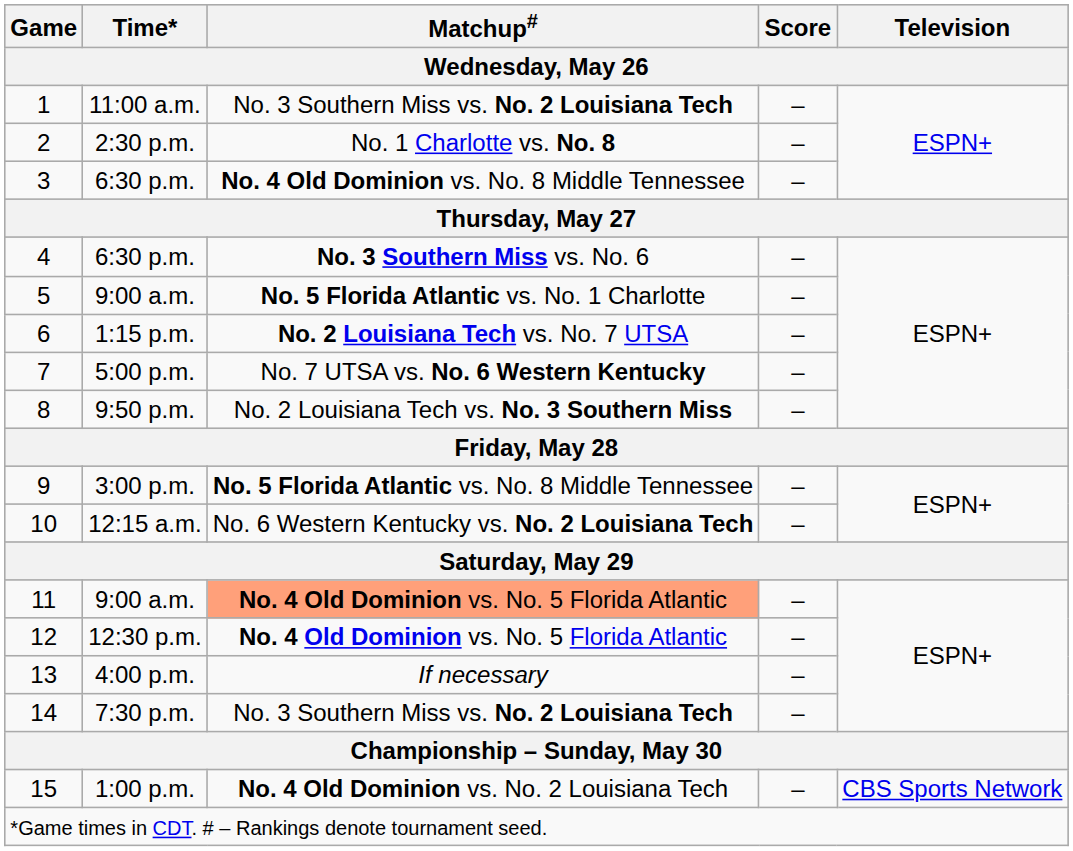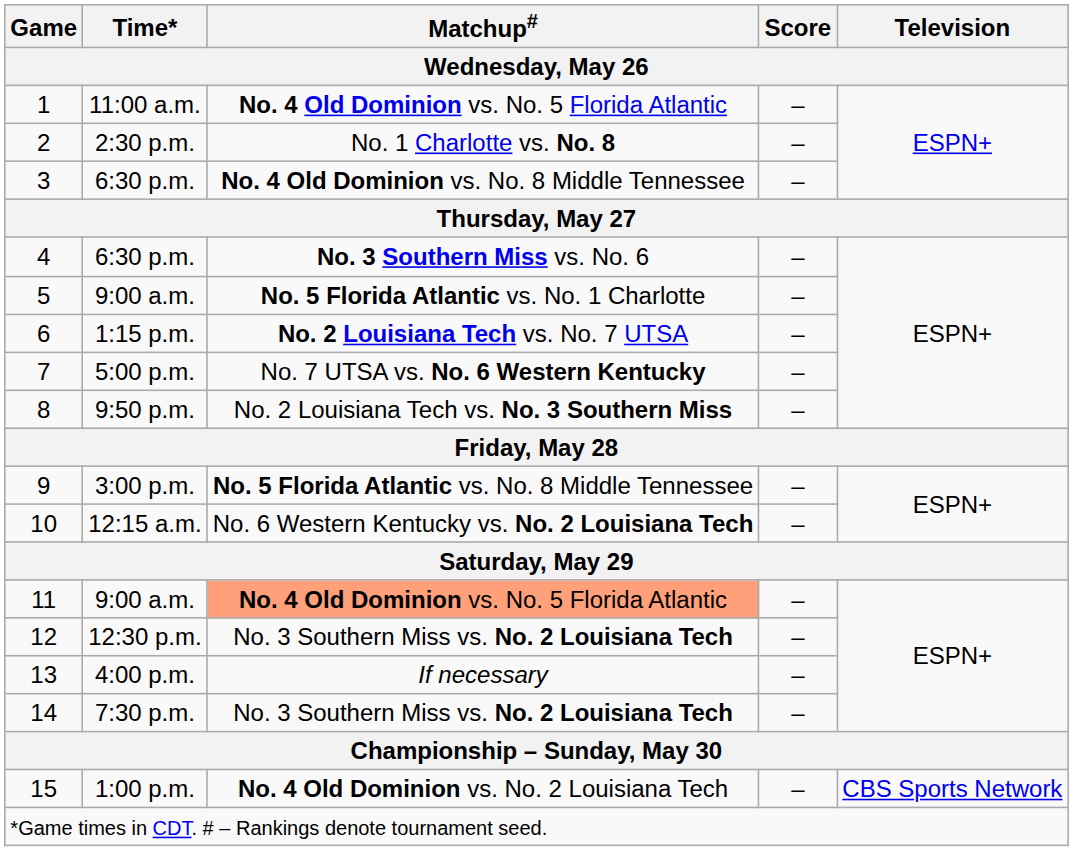(483, 105) No. 3 Southern Miss vs. No. 2 Louisiana Tech -> (483, 105) No. 4 Old Dominion vs. No. 5 Florida Atlantic
(483, 637) No. 4 Old Dominion vs. No. 5 Florida Atlantic -> (483, 637) No. 3 Southern Miss vs. No. 2 Louisiana Tech
